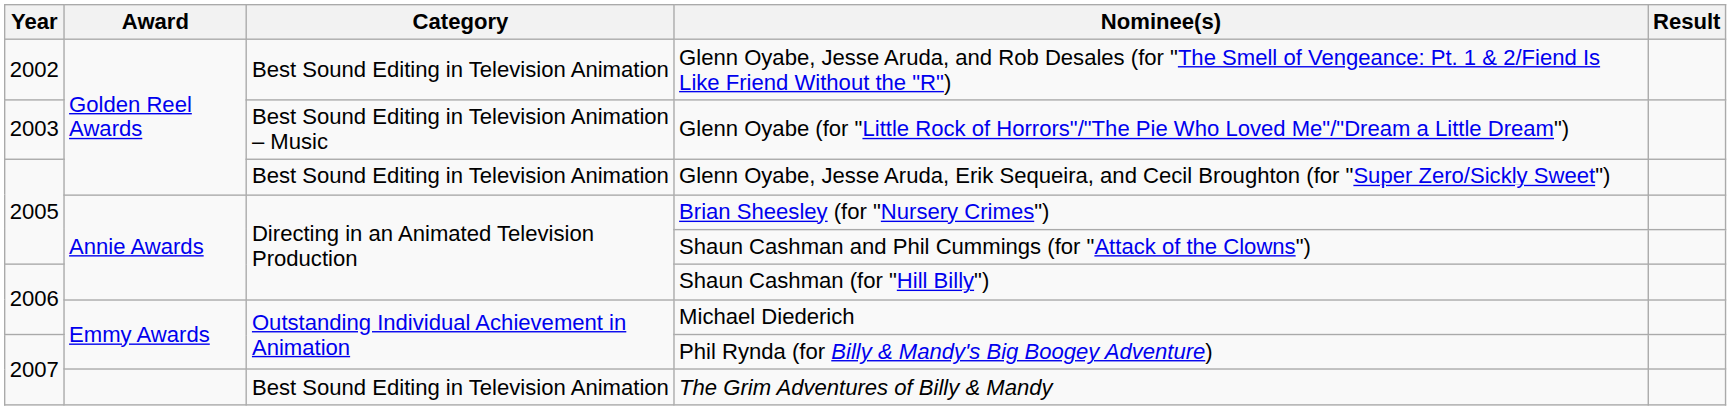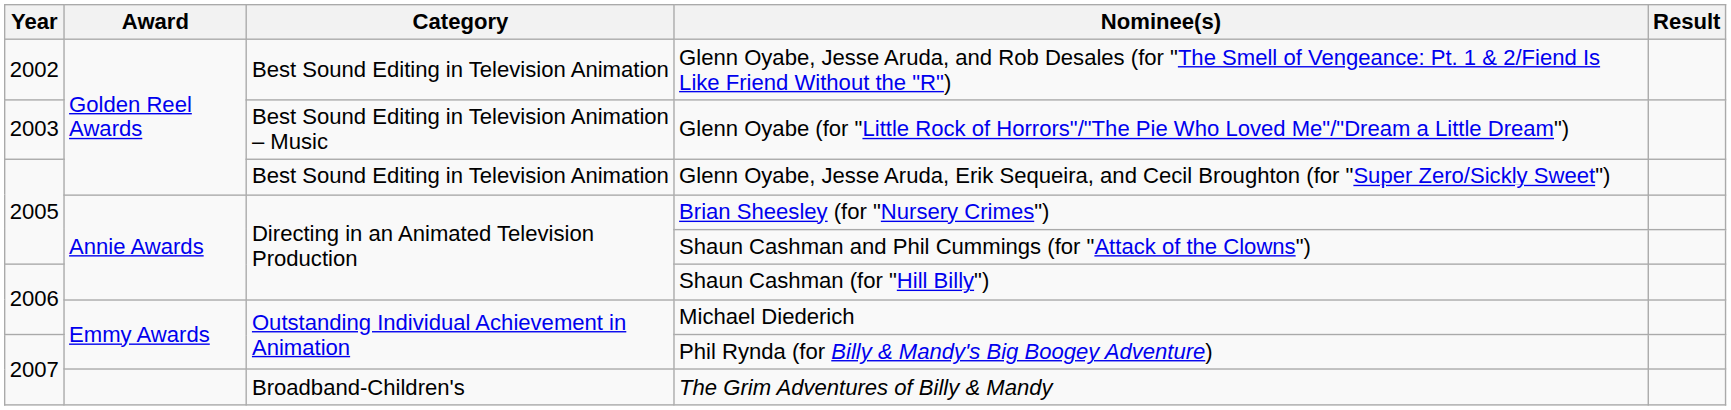(460, 386) Best Sound Editing in Television Animation -> (358, 386) Broadband-Children's
